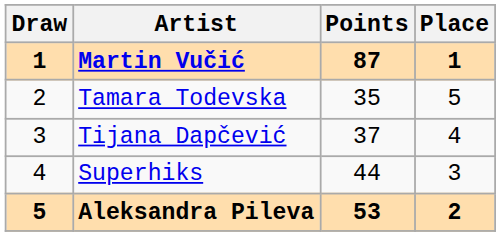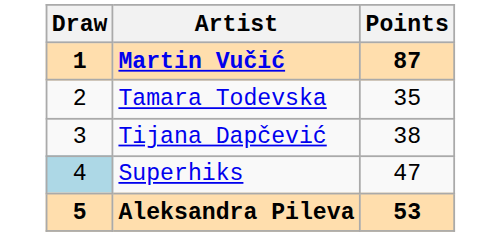- column: (454, 24)
(367, 137) 37 -> (407, 137) 38
(39, 175) no background -> (80, 175) lightblue background
(367, 175) 44 -> (407, 175) 47
